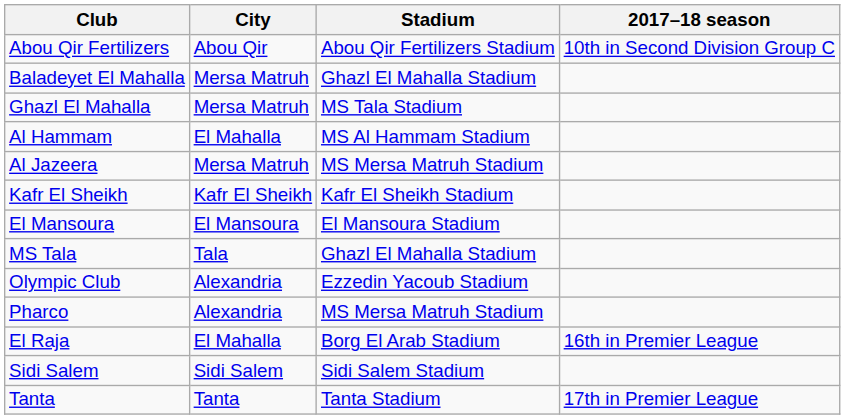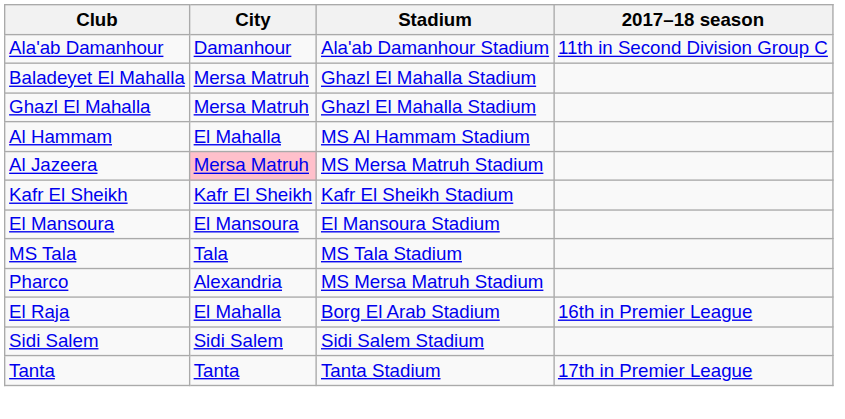- row: (89, 48)
+ row: (86, 48)
(391, 107) MS Tala Stadium -> (429, 107) Ghazl El Mahalla Stadium
(251, 165) no background -> (251, 165) pink background
(429, 253) Ghazl El Mahalla Stadium -> (391, 253) MS Tala Stadium
- row: (65, 282)
